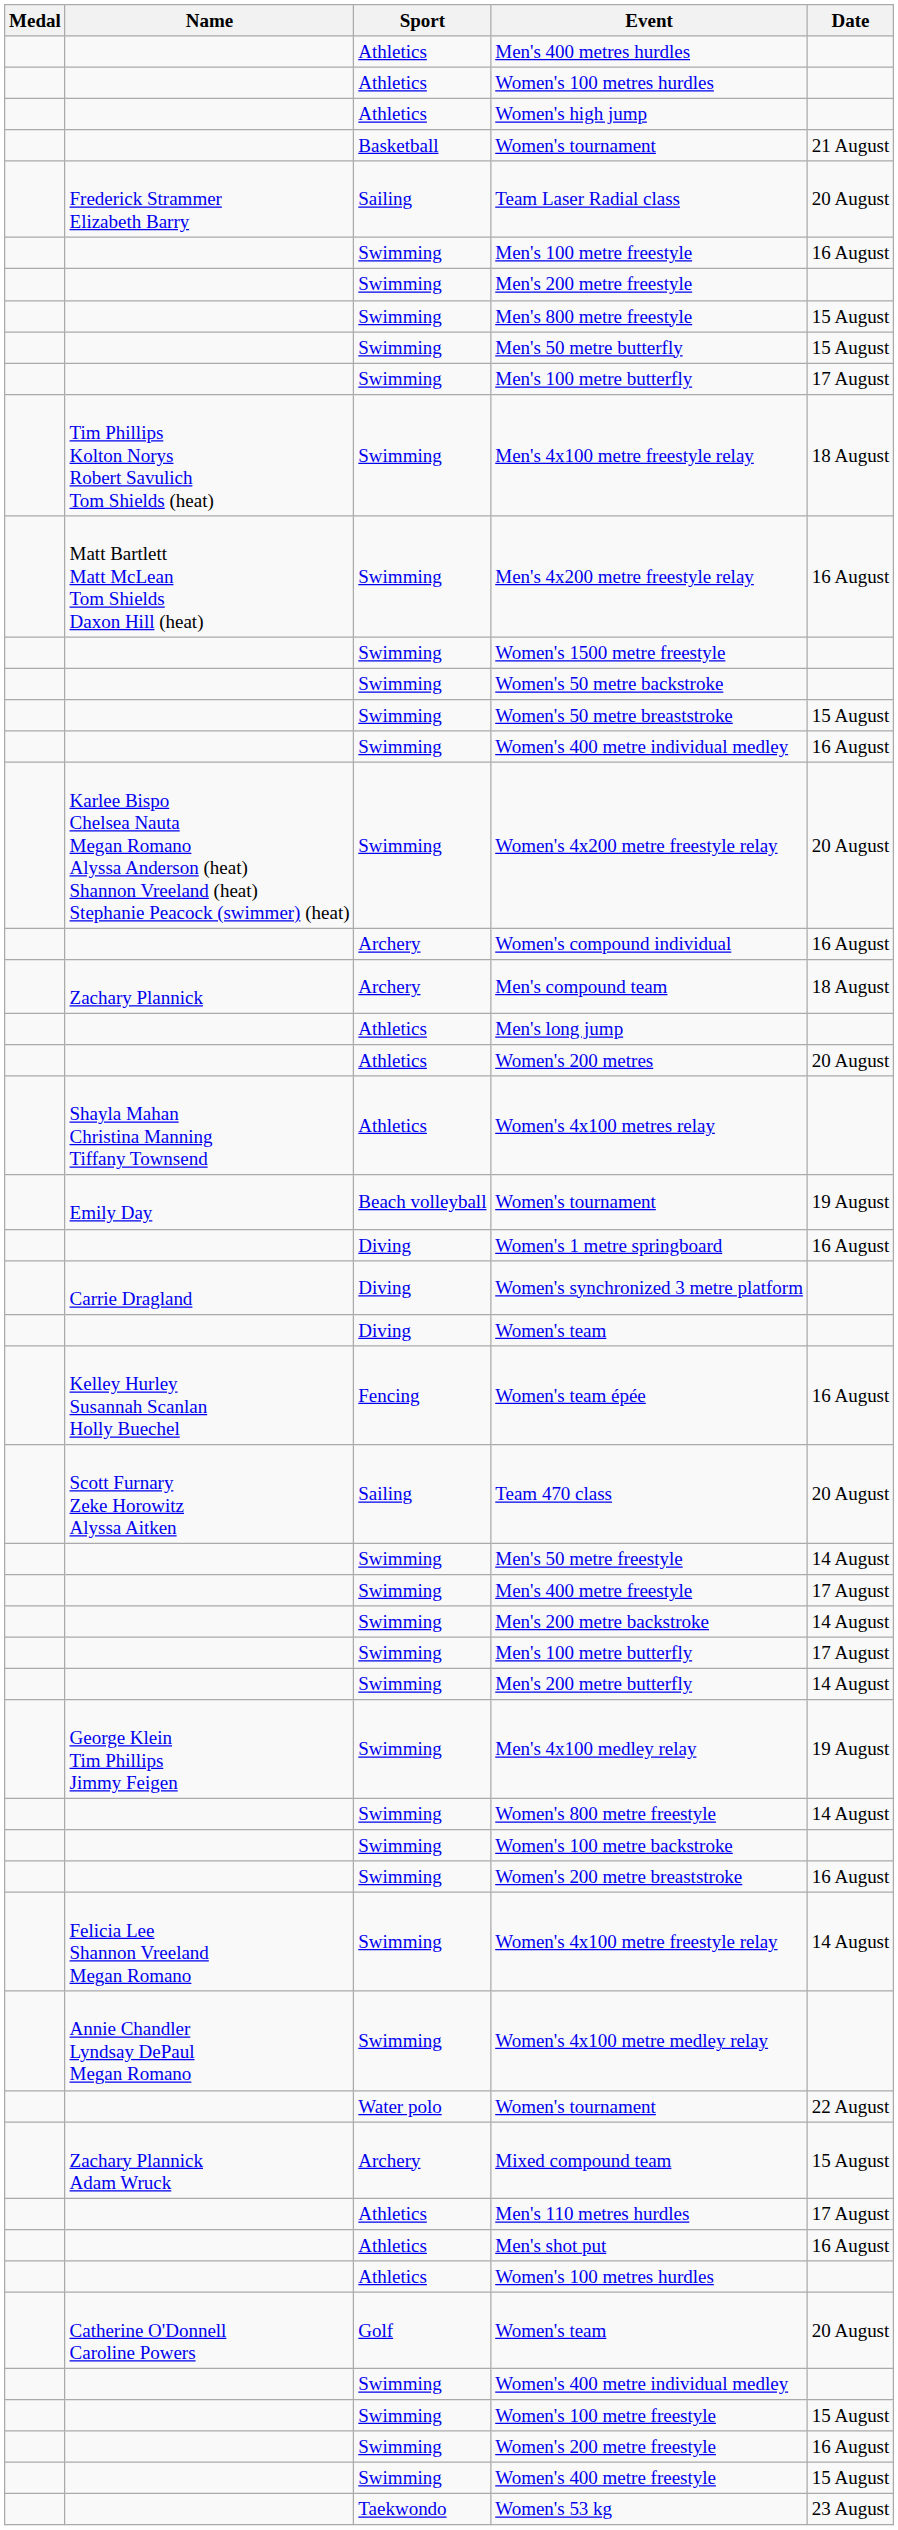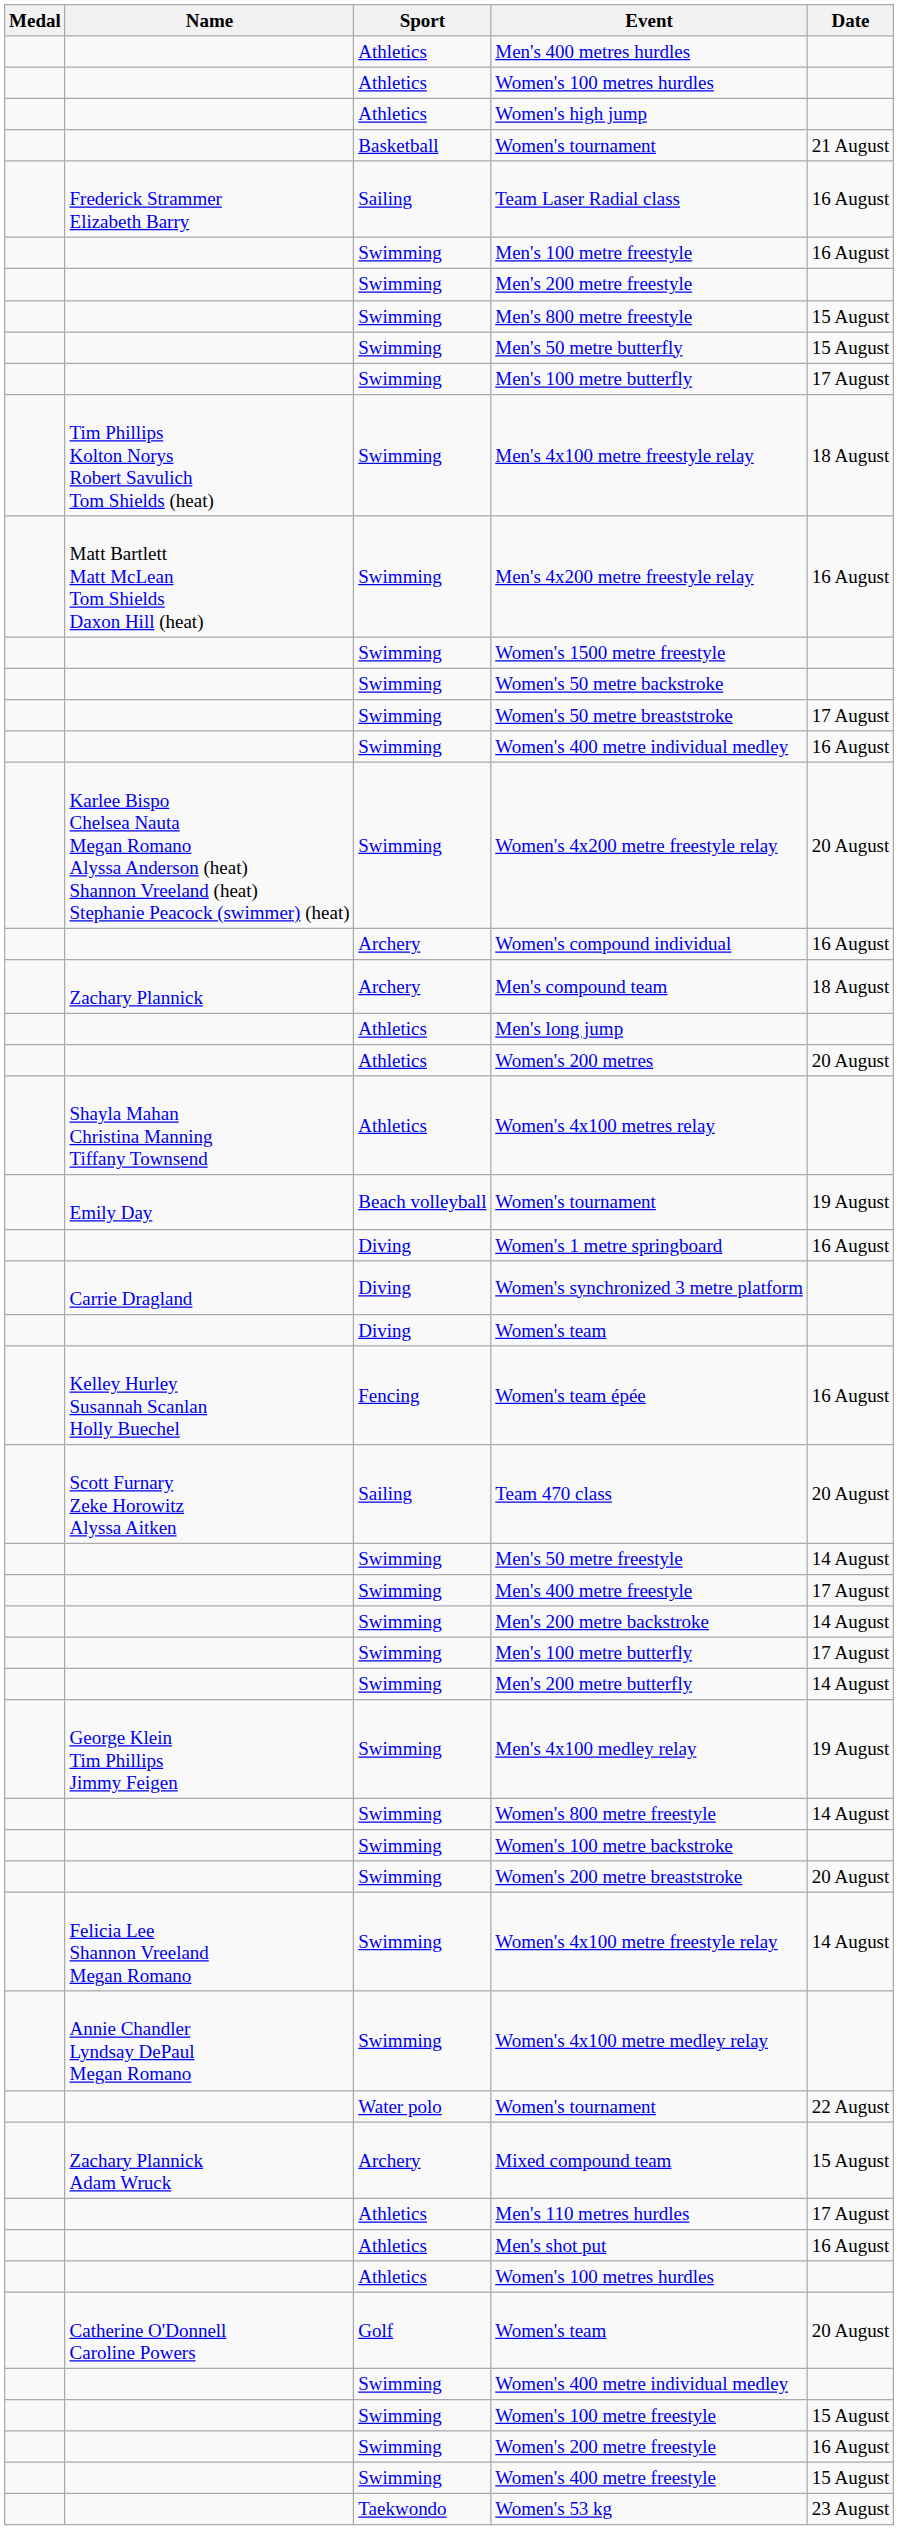(851, 199) 20 August -> (851, 199) 16 August
(851, 715) 15 August -> (851, 715) 17 August
(851, 1876) 16 August -> (851, 1876) 20 August
